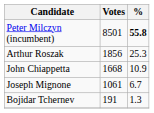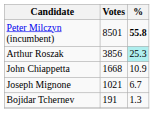(112, 54) 1856 -> (112, 54) 3856
(138, 54) no background -> (138, 54) paleturquoise background
(112, 85) 1061 -> (112, 85) 1021
